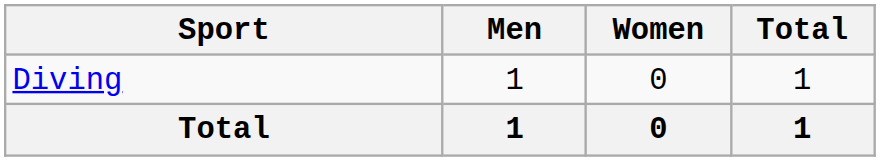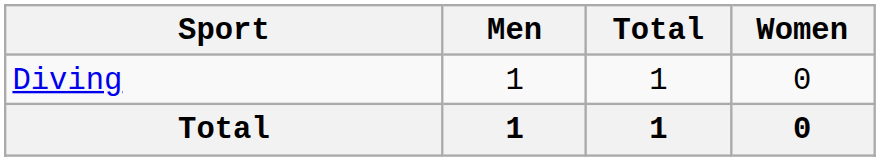columns swapped: (658, 30) <-> (802, 30)
